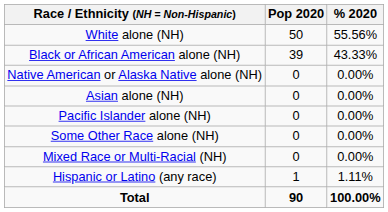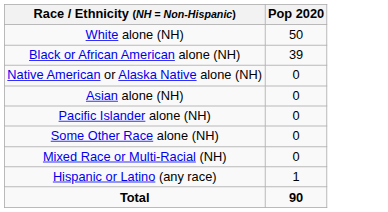- column: (355, 14)
